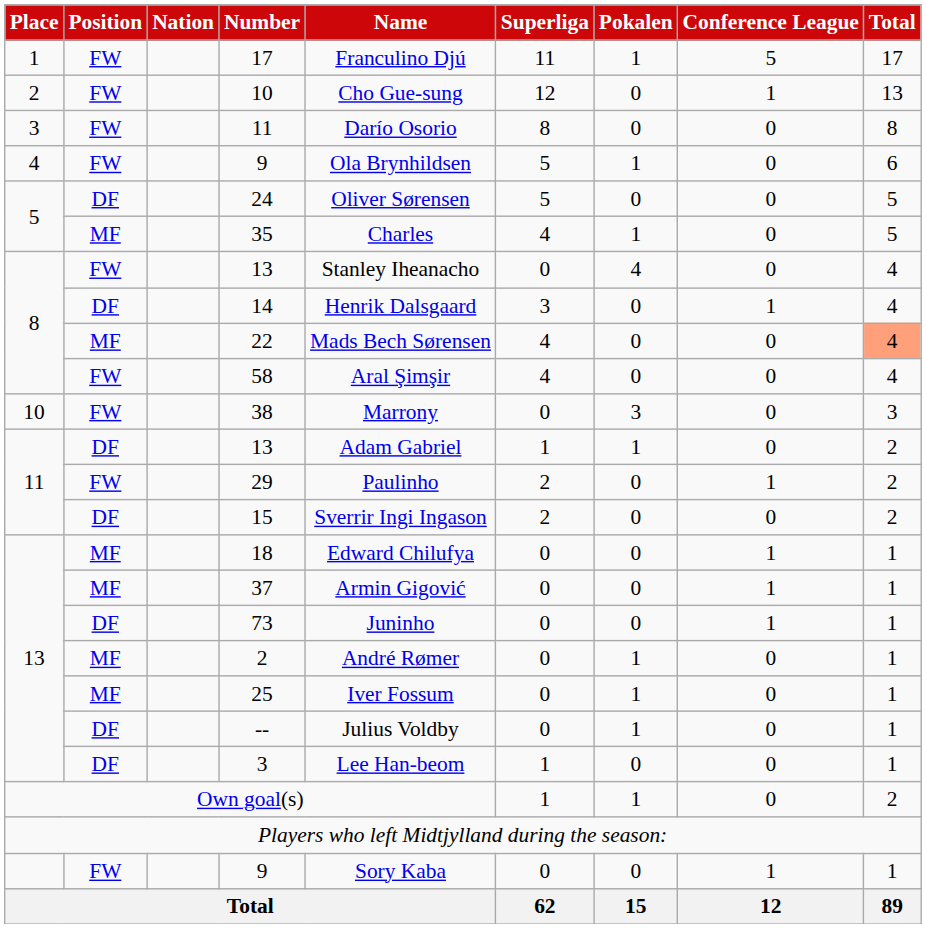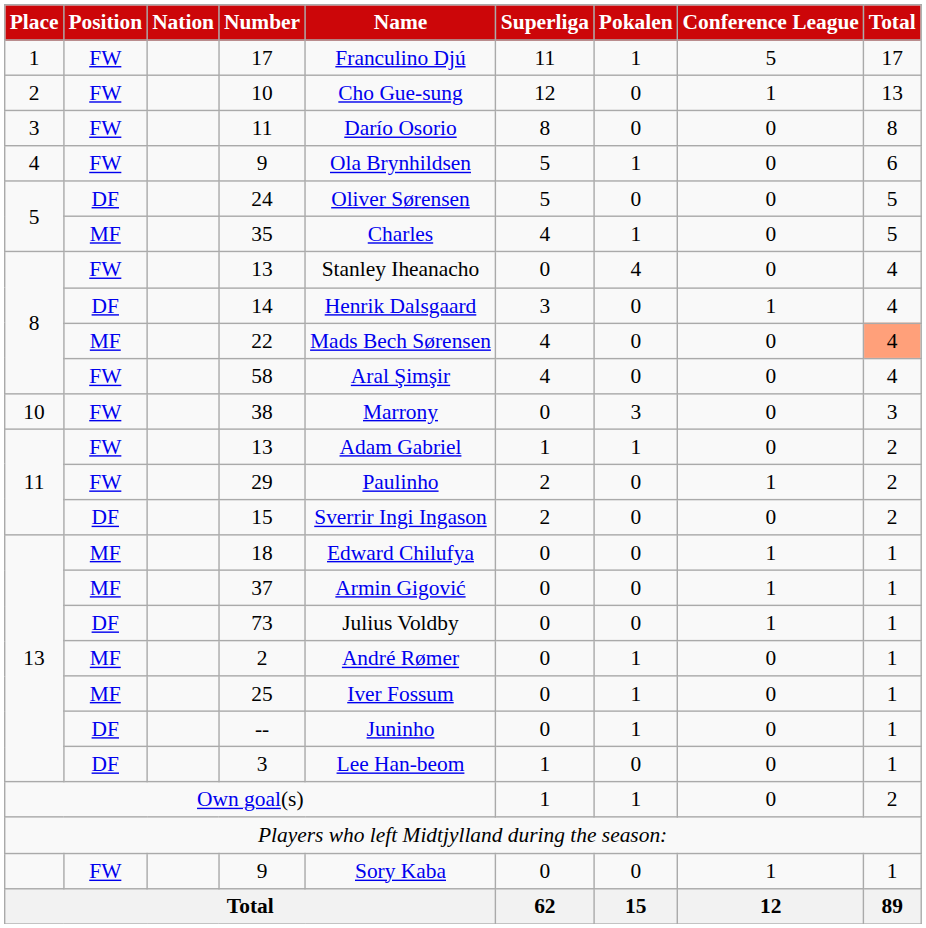(105, 446) DF -> (105, 446) FW
(400, 623) Juninho -> (400, 623) Julius Voldby
(400, 729) Julius Voldby -> (400, 729) Juninho
